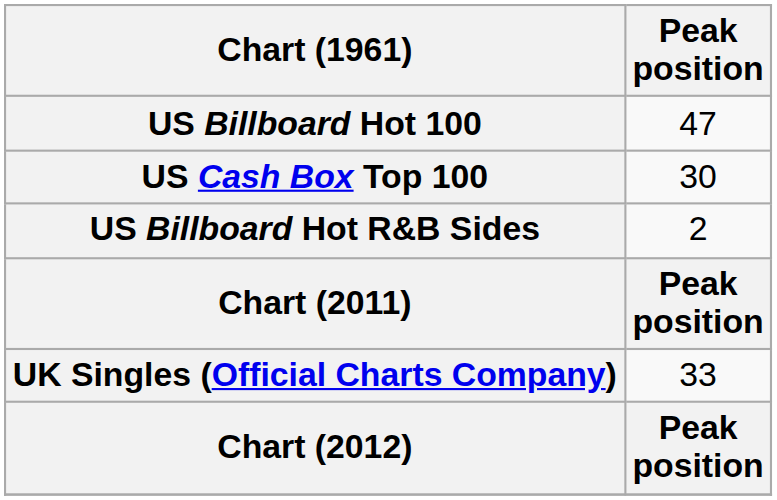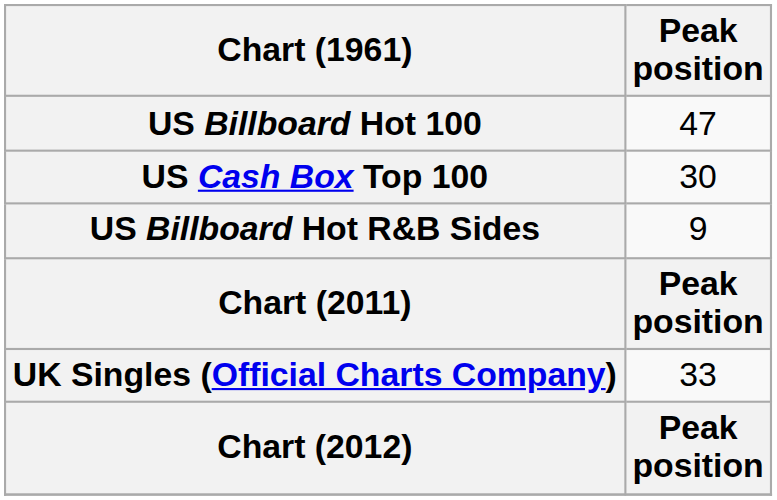(698, 229) 2 -> (698, 229) 9
